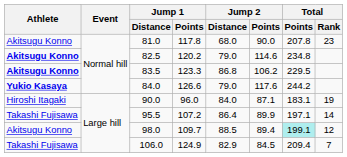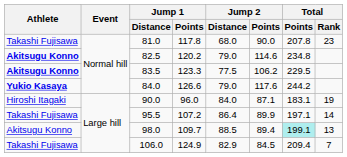(39, 42) Akitsugu Konno -> (42, 42) Takashi Fujisawa
(228, 71) 86.8 -> (228, 71) 77.5
(329, 130) 12 -> (329, 130) 13
